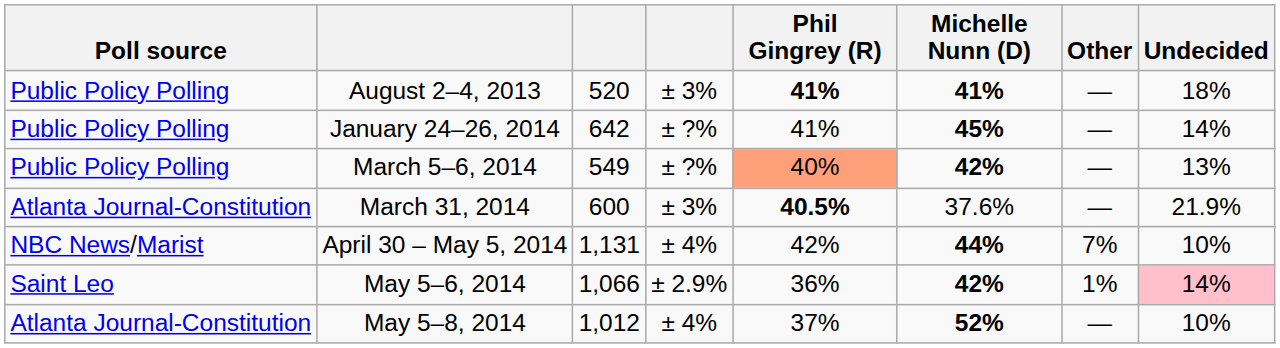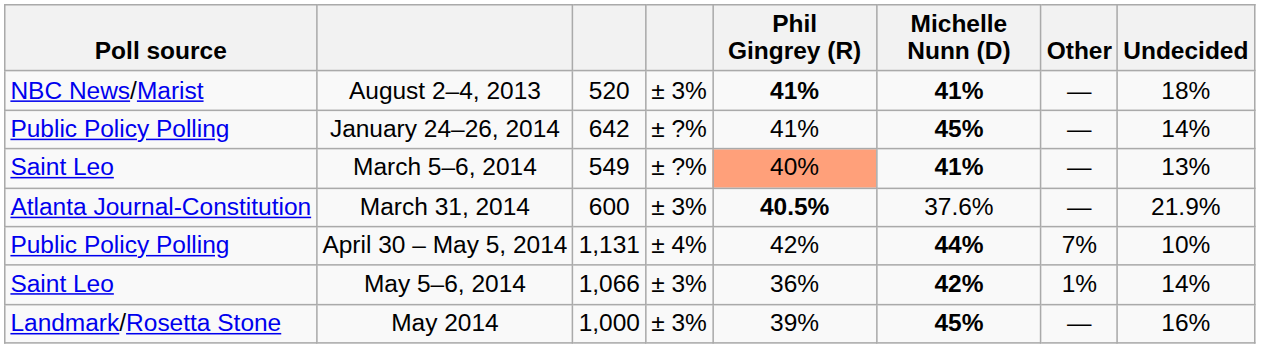(120, 90) Public Policy Polling -> (107, 90) NBC News/Marist
(120, 167) Public Policy Polling -> (62, 167) Saint Leo
(979, 167) 42% -> (959, 167) 41%
(107, 245) NBC News/Marist -> (120, 245) Public Policy Polling
(689, 284) ± 2.9% -> (679, 284) ± 3%
(1206, 284) pink background -> (1186, 284) no background
- row: (445, 323)
+ row: (445, 323)
